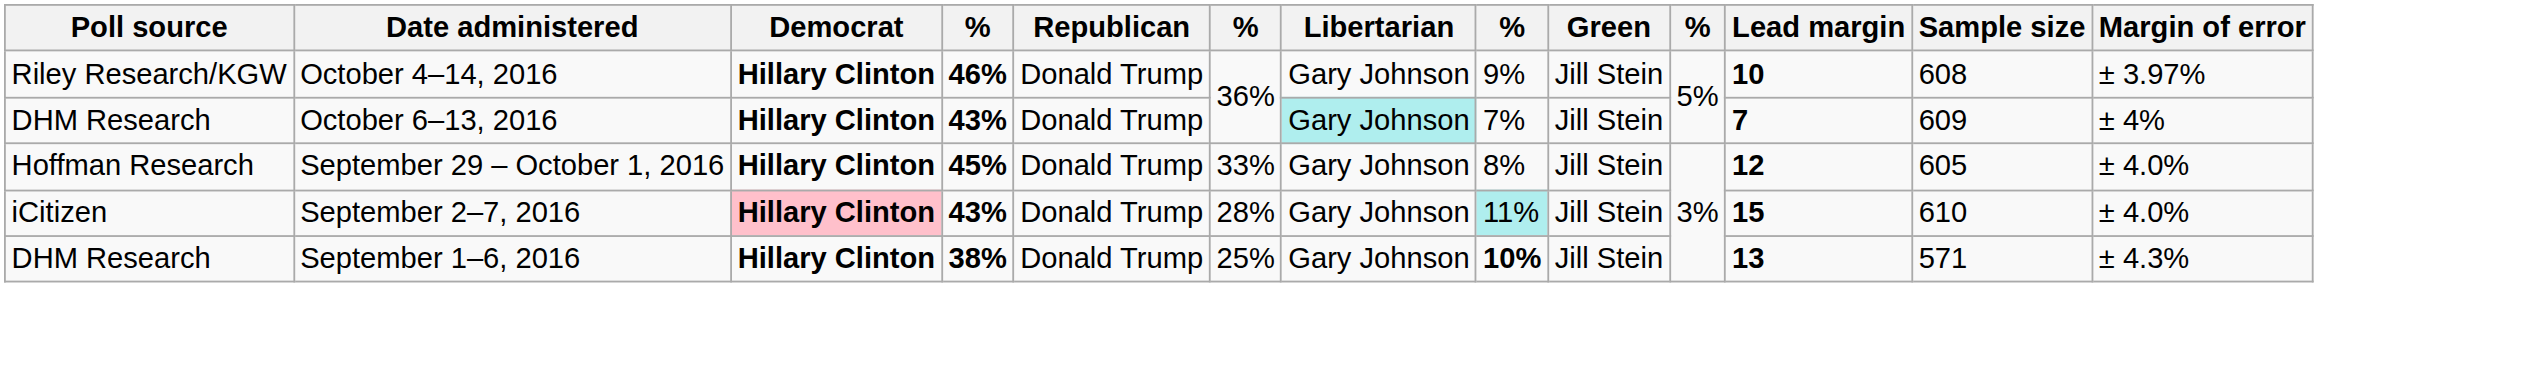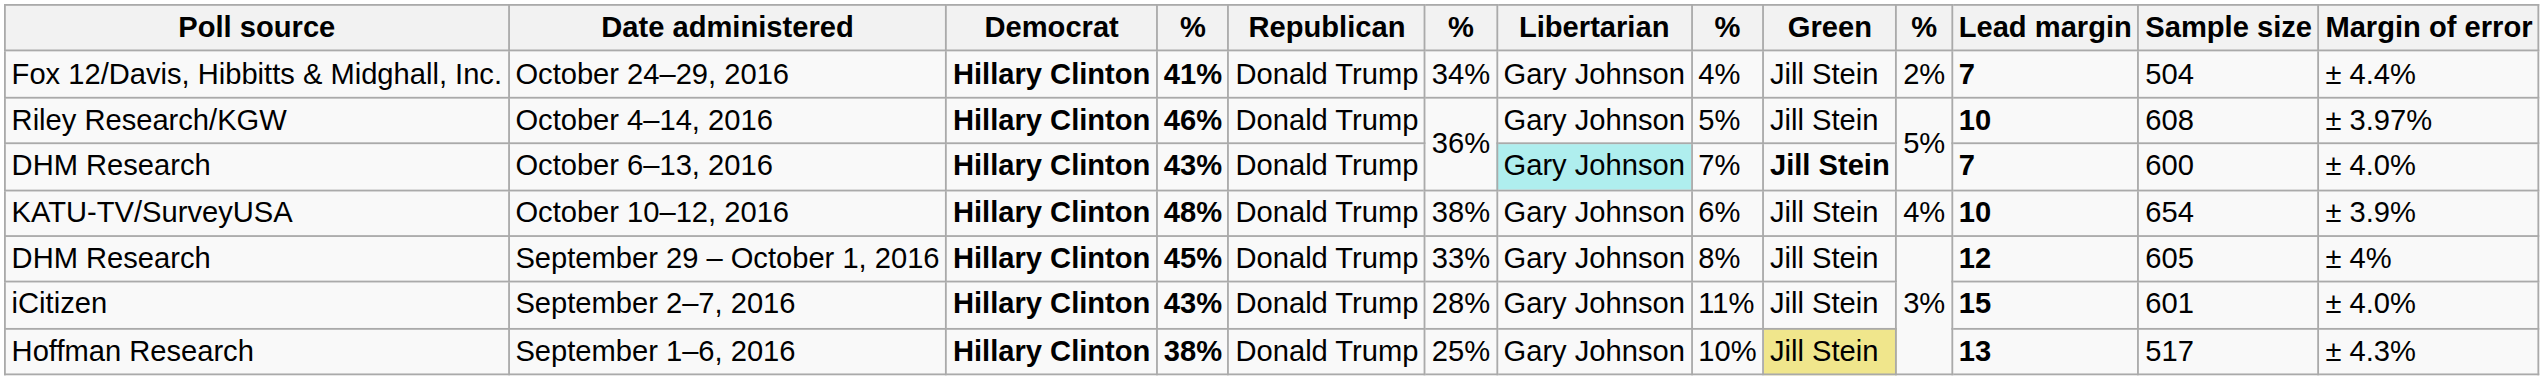+ row: (652, 73)
(1504, 73) 9% -> (1719, 119) 5%
(1609, 119) normal -> (1830, 166) bold
(1943, 119) 609 -> (2170, 166) 600
(2132, 119) ± 4% -> (2371, 166) ± 4.0%
+ row: (652, 212)
(133, 166) Hoffman Research -> (111, 258) DHM Research
(2144, 166) ± 4.0% -> (2358, 258) ± 4%
(836, 212) pink background -> (1052, 304) no background
(1511, 212) paleturquoise background -> (1726, 304) no background
(1943, 212) 610 -> (2170, 304) 601
(111, 258) DHM Research -> (133, 350) Hoffman Research
(1512, 258) bold -> (1727, 350) normal
(1609, 258) no background -> (1824, 350) khaki background
(1943, 258) 571 -> (2170, 350) 517
